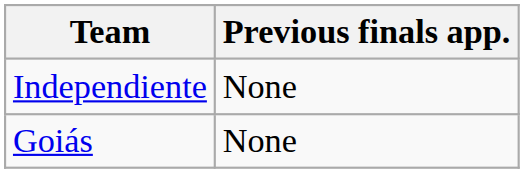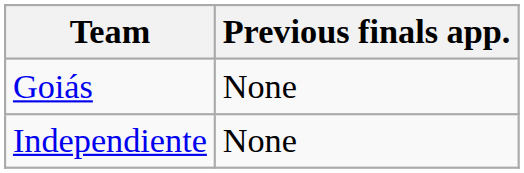rows swapped: (53, 140) <-> (110, 85)
